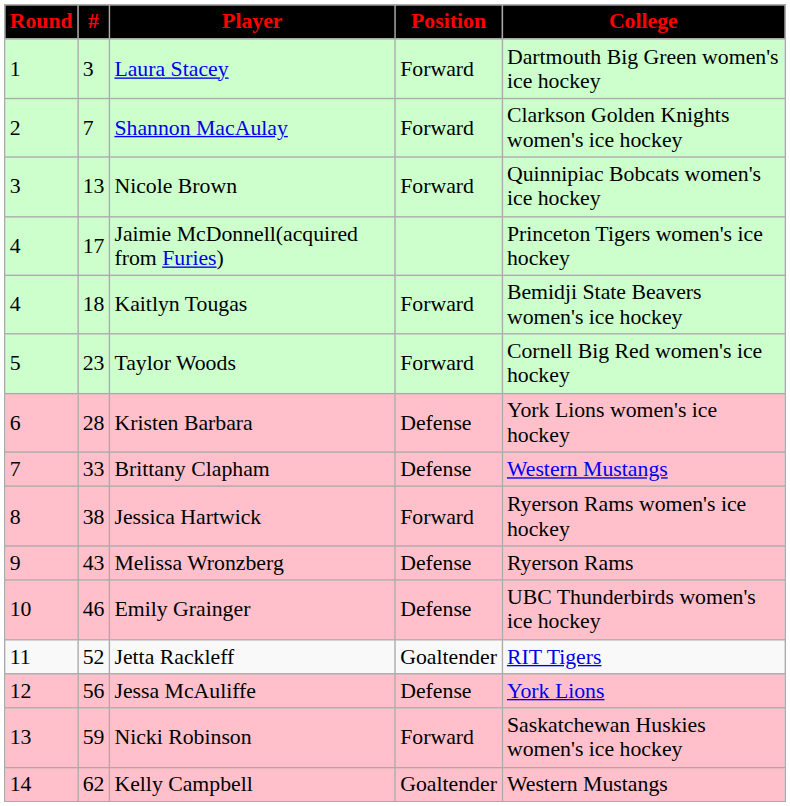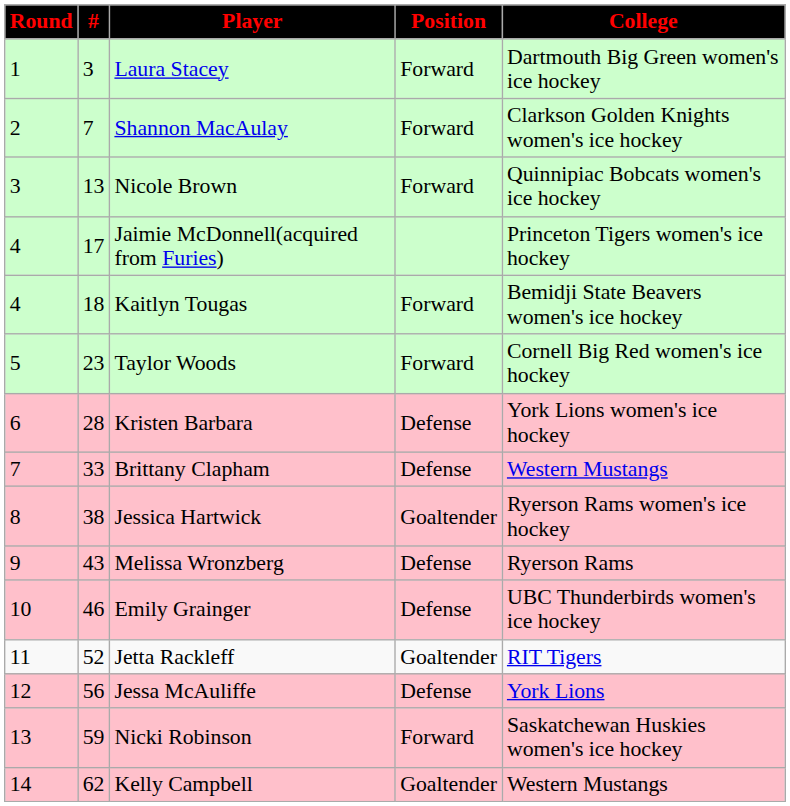(437, 515) Forward -> (449, 515) Goaltender
